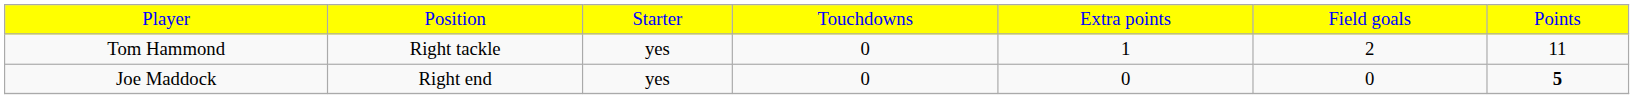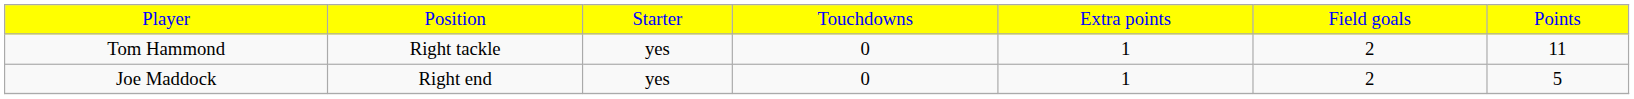(1126, 78) 0 -> (1126, 78) 1
(1370, 78) 0 -> (1370, 78) 2
(1557, 78) bold -> (1557, 78) normal
